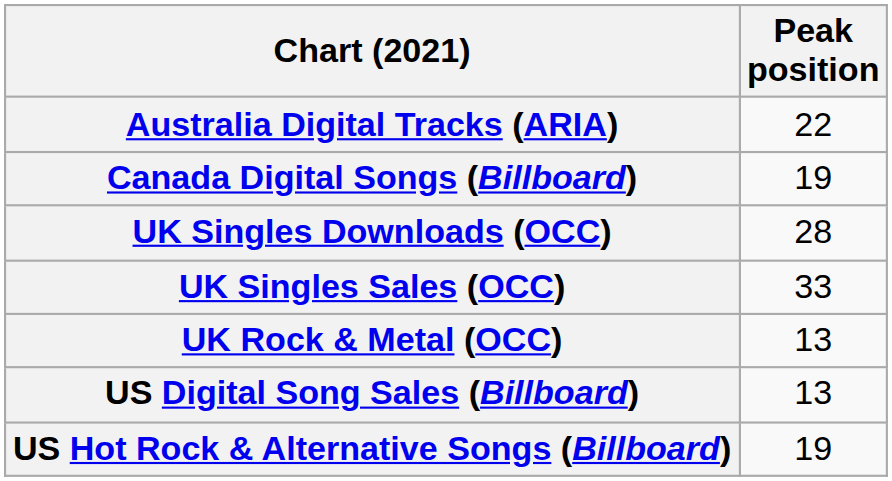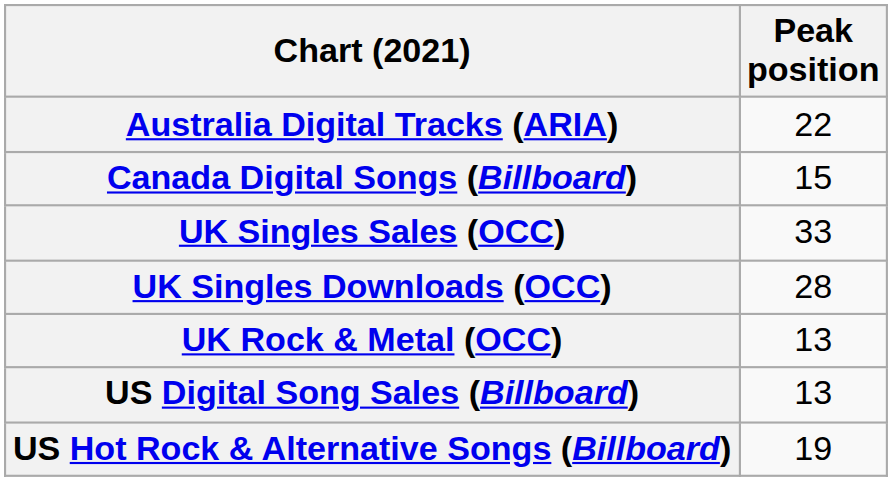(813, 177) 19 -> (813, 177) 15
rows swapped: (372, 232) <-> (372, 286)
